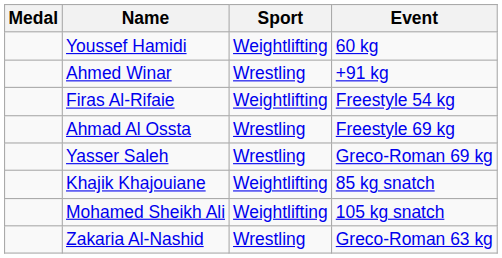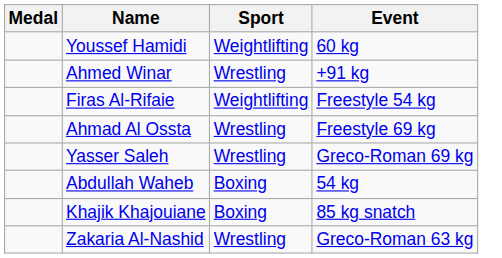+ row: (130, 184)
(280, 184) Weightlifting -> (240, 211) Boxing
- row: (146, 211)
